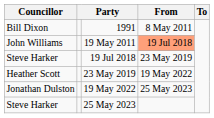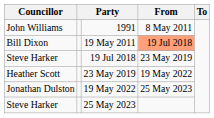(27, 27) Bill Dixon -> (35, 27) John Williams
(35, 43) John Williams -> (27, 43) Bill Dixon
